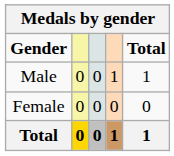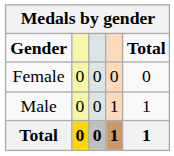rows swapped: (39, 77) <-> (39, 106)
